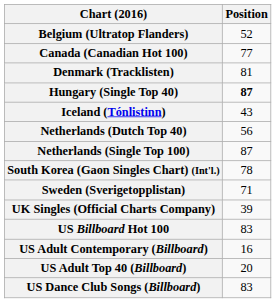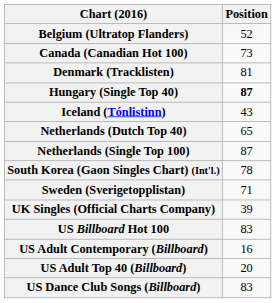(247, 53) 77 -> (247, 53) 73
(247, 131) 56 -> (247, 131) 65
